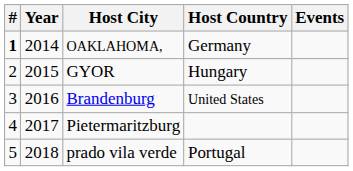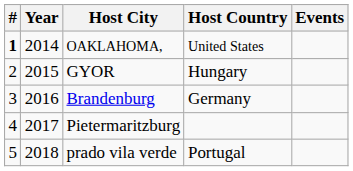(220, 44) Germany -> (226, 45) United States
(226, 99) United States -> (220, 98) Germany
